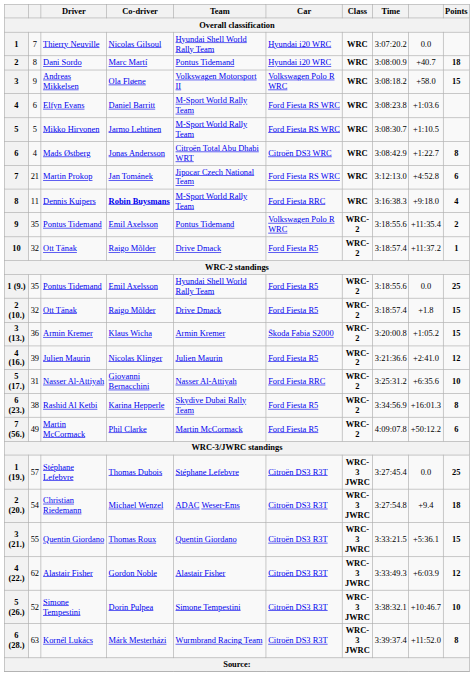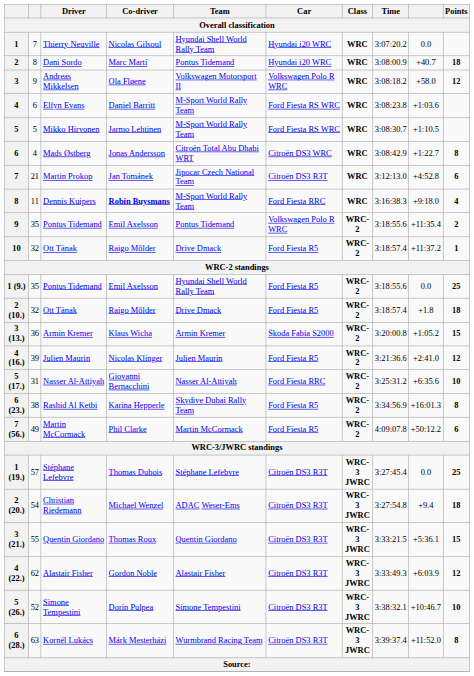(456, 81) 15 -> (456, 81) 12
(304, 176) Ford Fiesta RS WRC -> (298, 176) Citroën DS3 R3T
(456, 309) 15 -> (456, 309) 18
